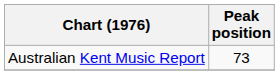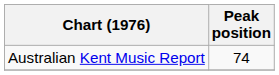(241, 57) 73 -> (241, 57) 74
